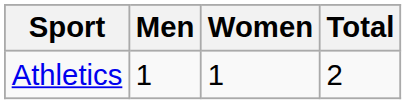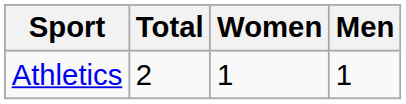columns swapped: (165, 27) <-> (360, 27)
